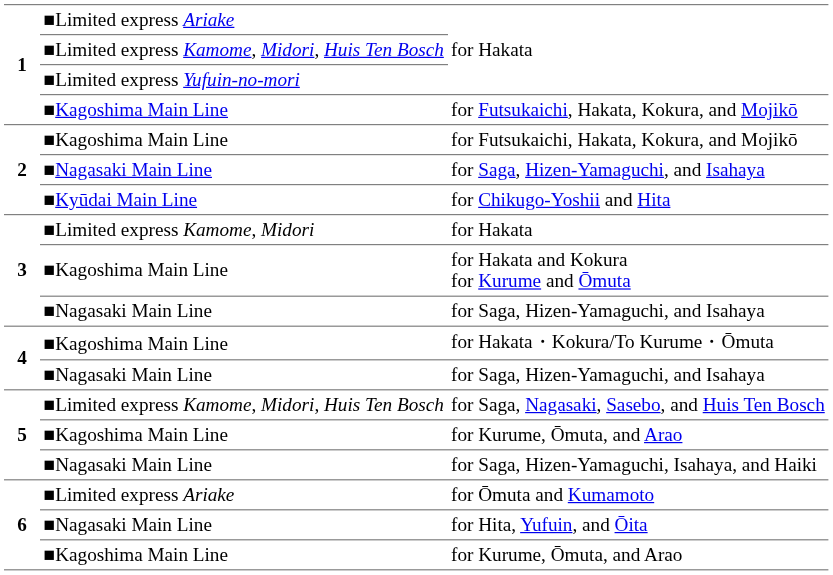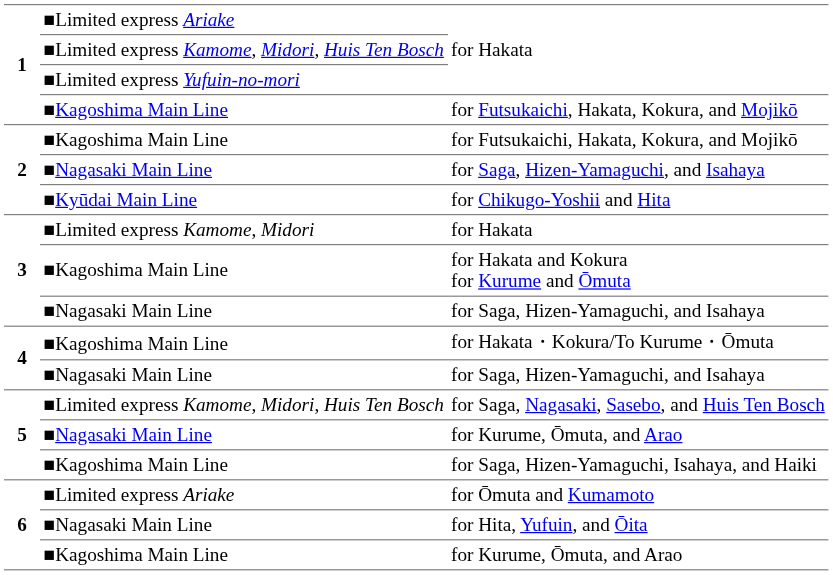(136, 434) ■Kagoshima Main Line -> (128, 434) ■Nagasaki Main Line
(128, 464) ■Nagasaki Main Line -> (136, 464) ■Kagoshima Main Line
